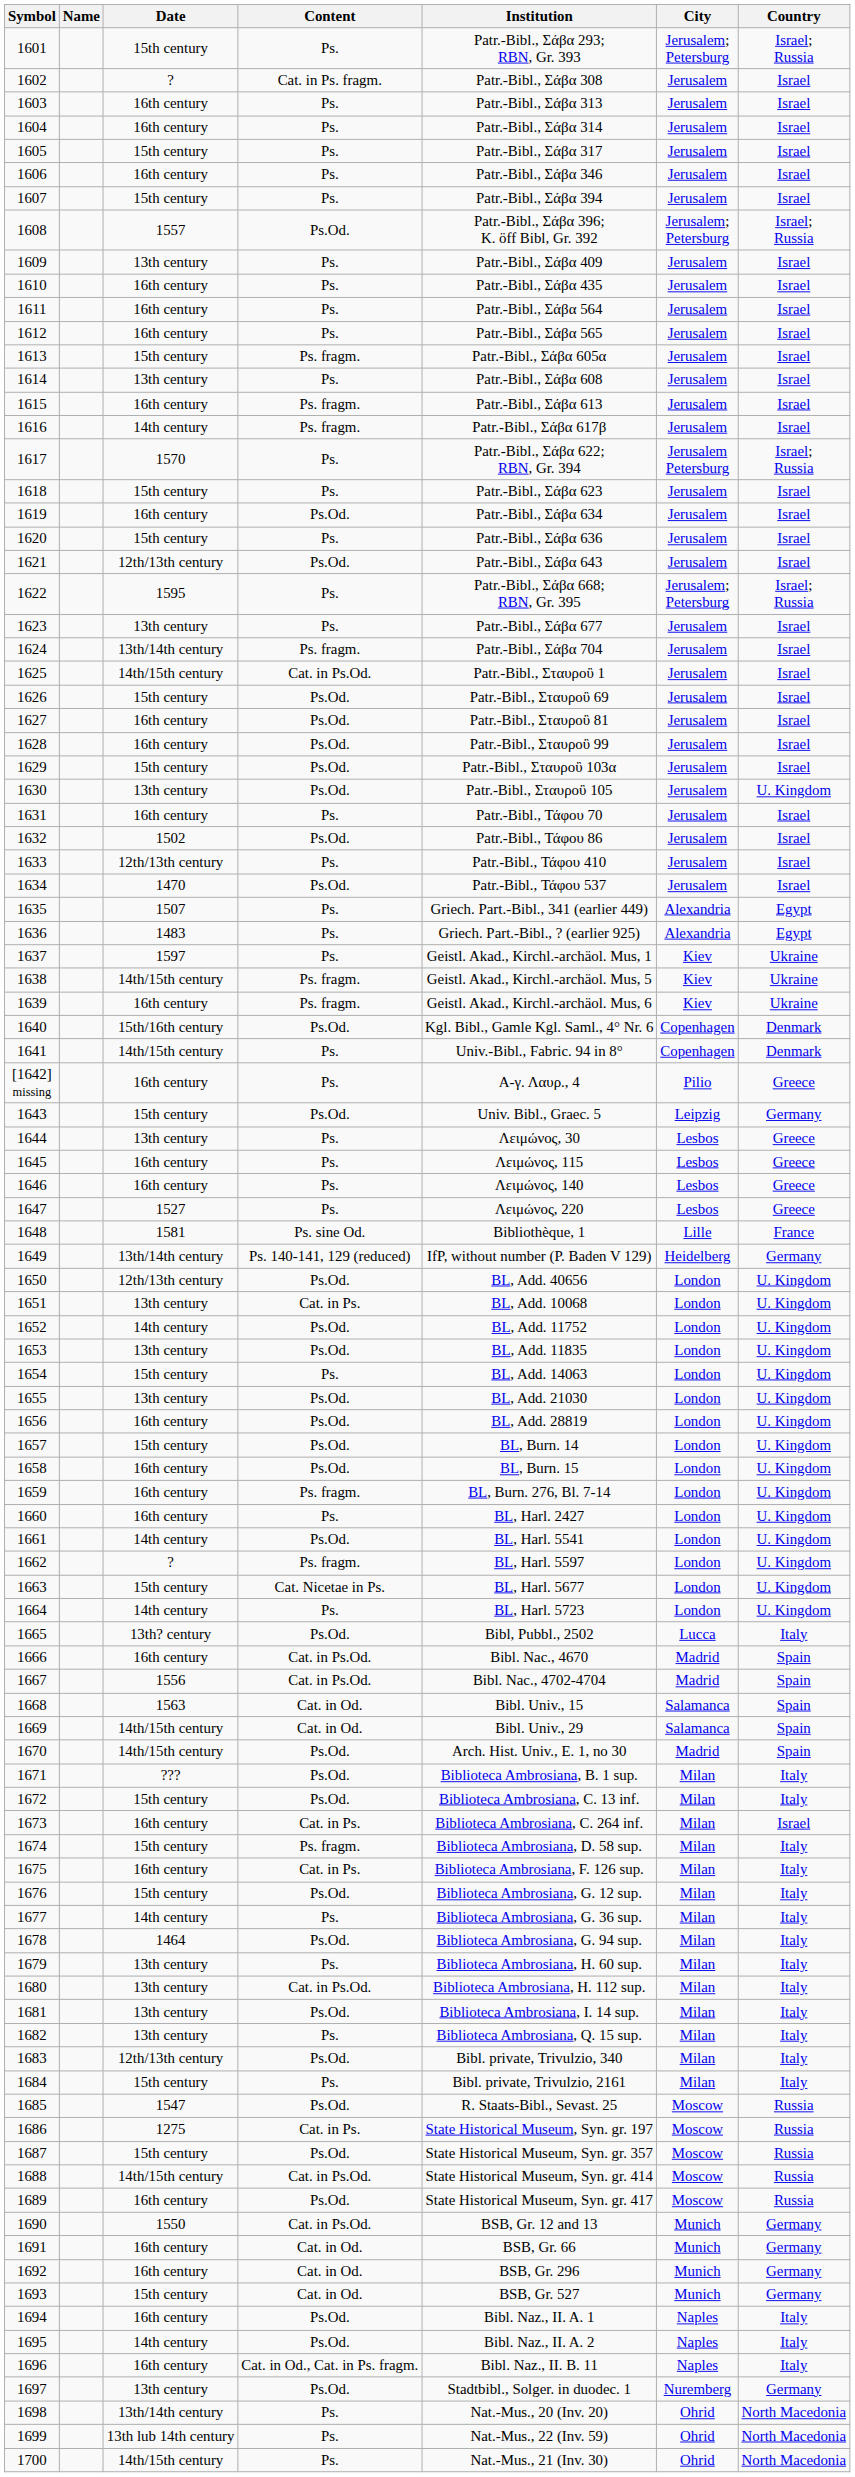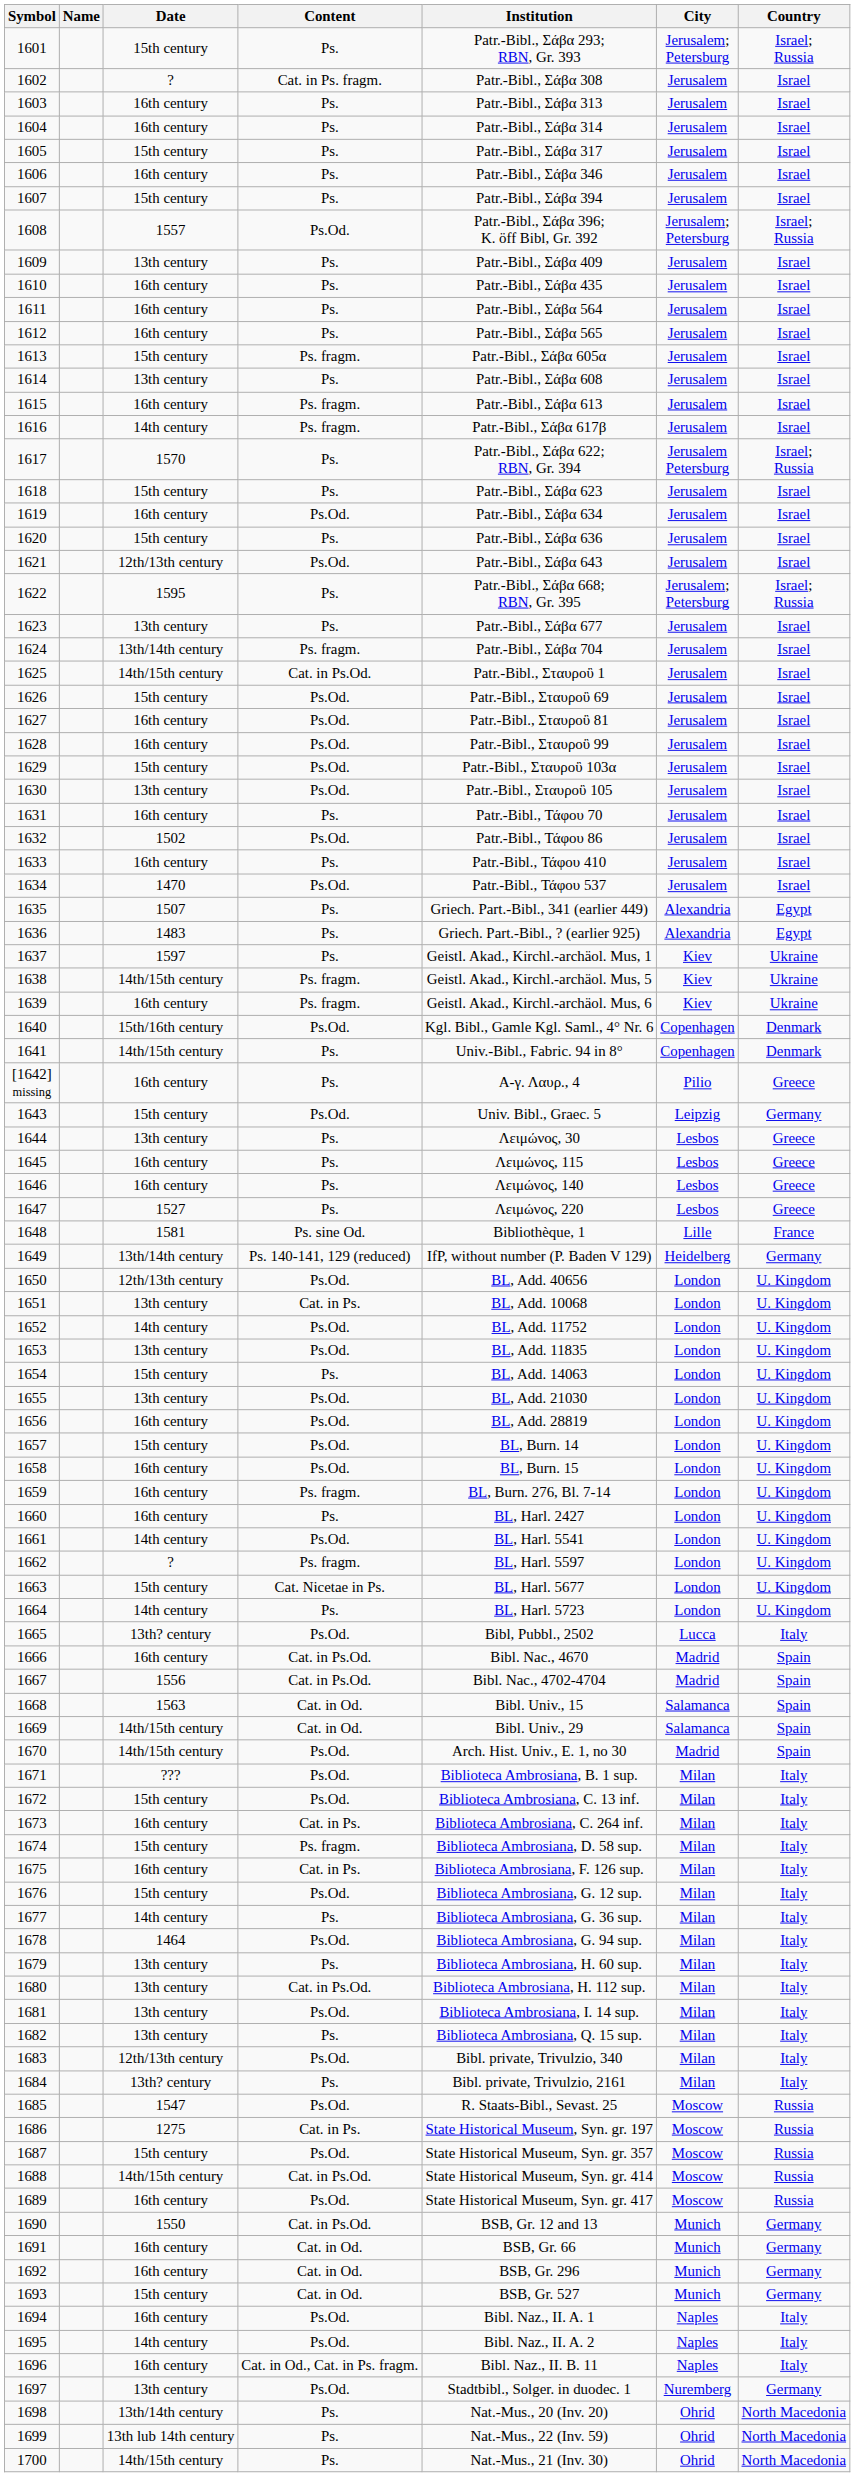(794, 791) U. Kingdom -> (794, 791) Israel
(171, 862) 12th/13th century -> (171, 862) 16th century
(794, 1822) Israel -> (794, 1822) Italy
(171, 2082) 15th century -> (171, 2082) 13th? century
